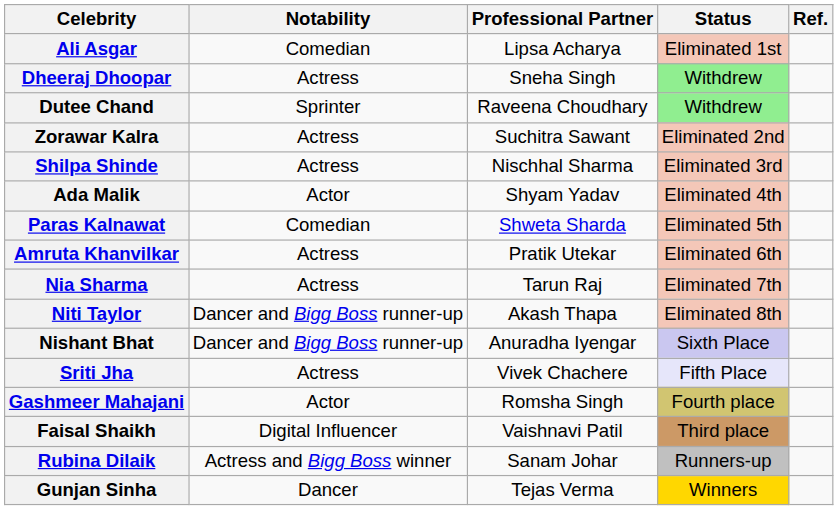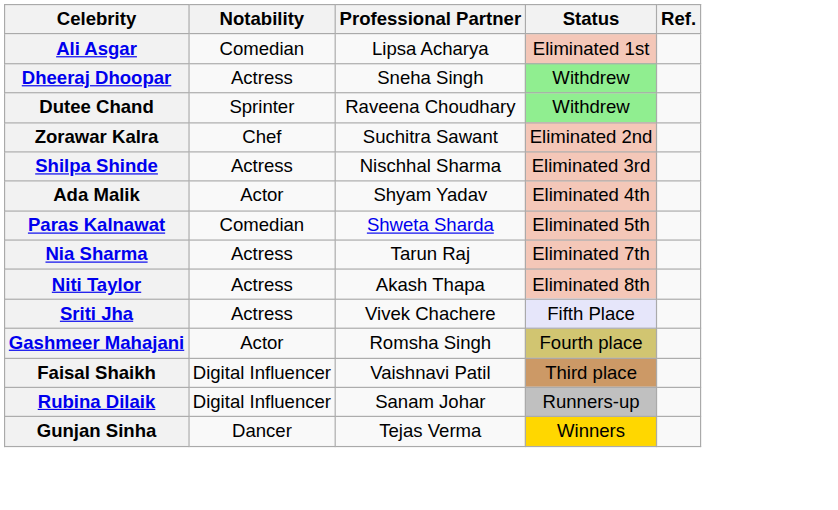(328, 136) Actress -> (262, 136) Chef
- row: (97, 254)
(328, 313) Dancer and Bigg Boss runner-up -> (262, 284) Actress
- row: (97, 343)
(328, 460) Actress and Bigg Boss winner -> (262, 401) Digital Influencer
